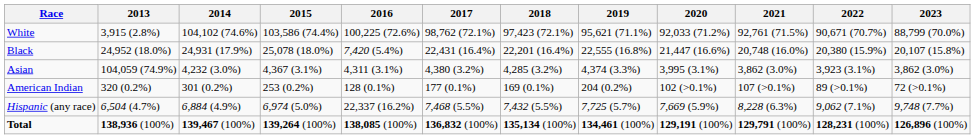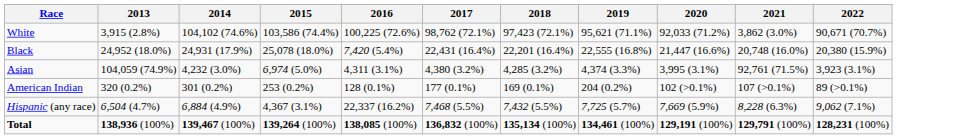- column: (931, 14)
(773, 32) 92,761 (71.5%) -> (767, 32) 3,862 (3.0%)
(292, 69) 4,367 (3.1%) -> (292, 69) 6,974 (5.0%)
(767, 69) 3,862 (3.0%) -> (773, 69) 92,761 (71.5%)
(292, 106) 6,974 (5.0%) -> (292, 106) 4,367 (3.1%)
